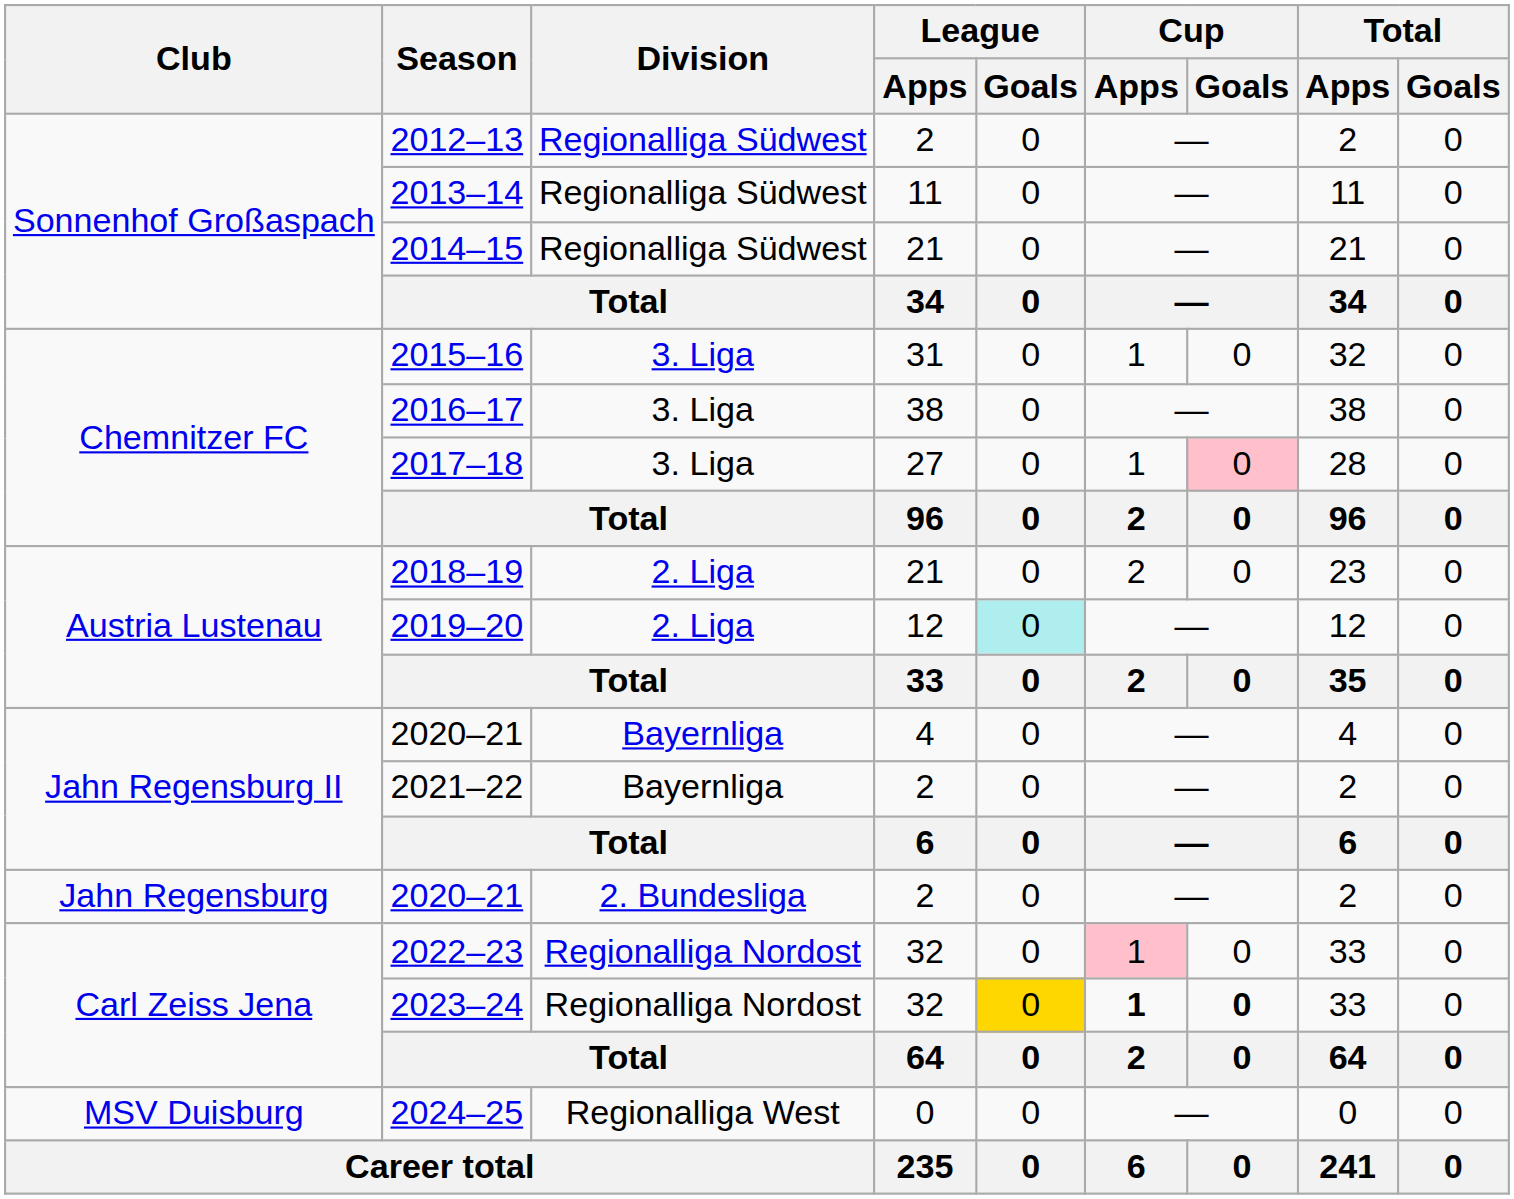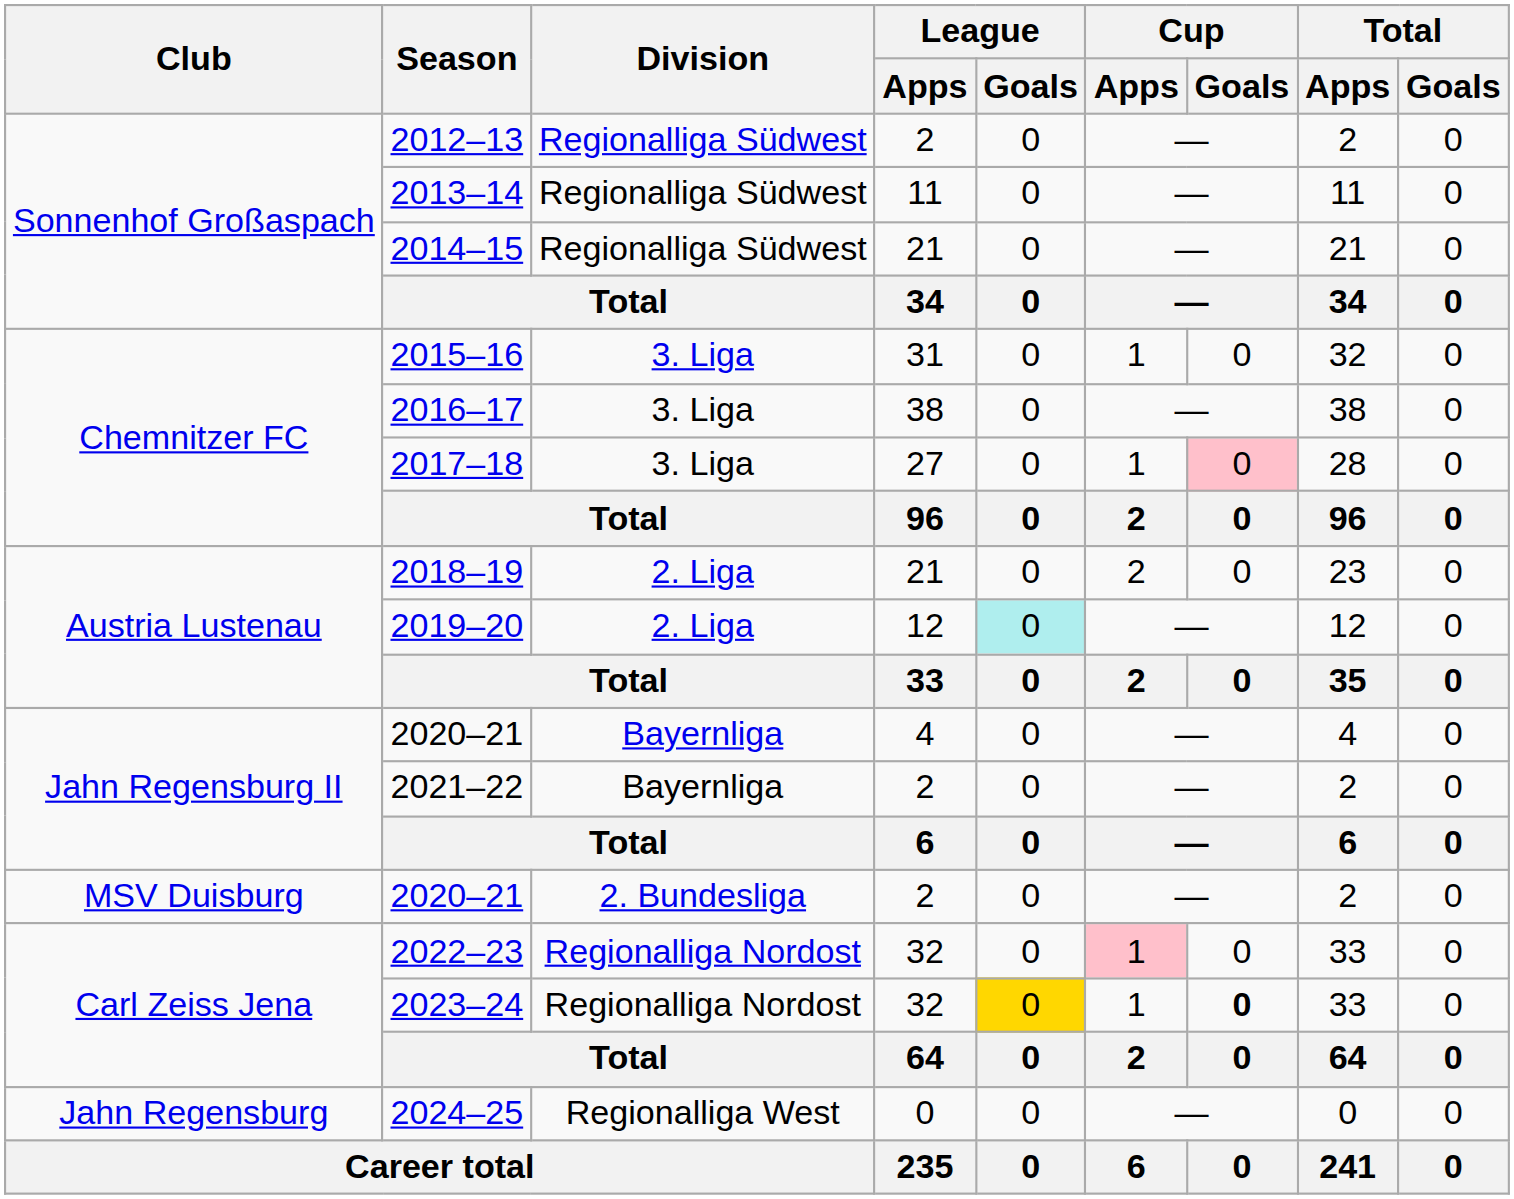(194, 896) Jahn Regensburg -> (194, 896) MSV Duisburg
(1136, 1004) bold -> (1136, 1004) normal
(194, 1112) MSV Duisburg -> (194, 1112) Jahn Regensburg
